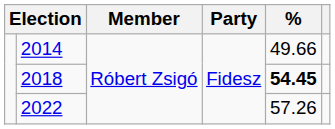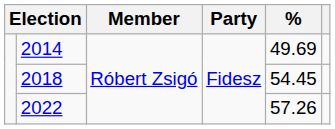(293, 49) 49.66 -> (293, 49) 49.69
(293, 78) bold -> (293, 78) normal
